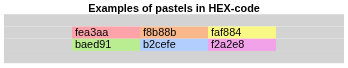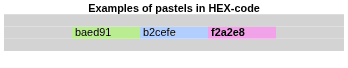- row: (92, 32)
(228, 44) normal -> (228, 32) bold
